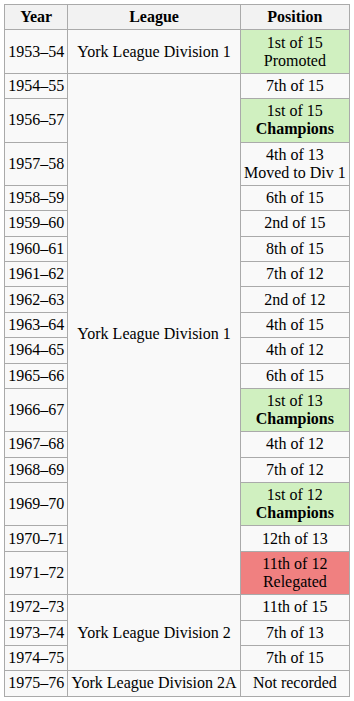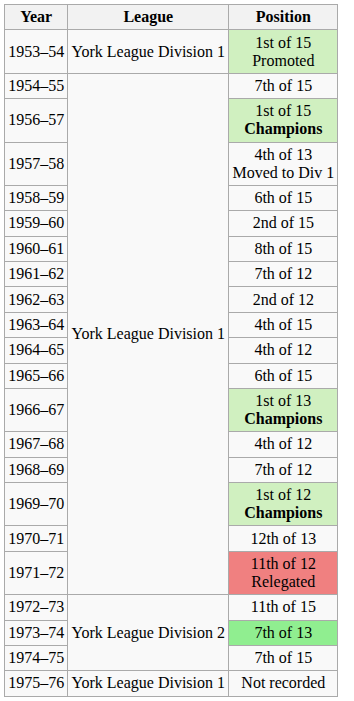(295, 632) no background -> (283, 632) lightgreen background
(154, 683) York League Division 2A -> (148, 683) York League Division 1
